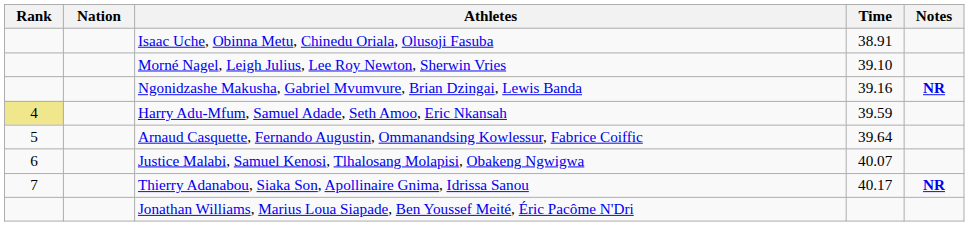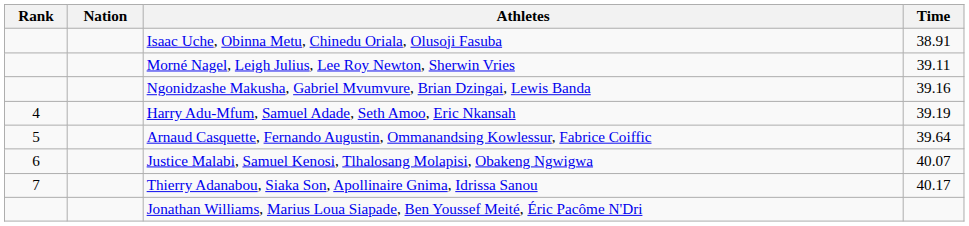- column: (934, 16)
(875, 64) 39.10 -> (934, 64) 39.11
(34, 112) khaki background -> (36, 112) no background
(875, 112) 39.59 -> (934, 112) 39.19
